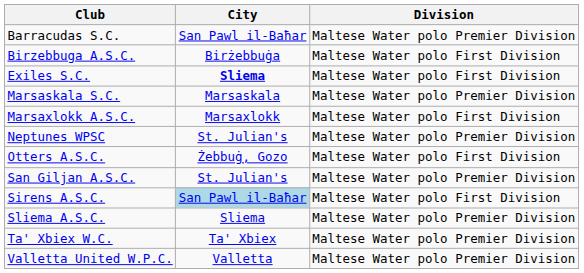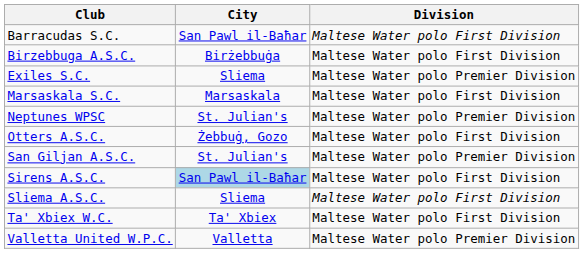(444, 35) Maltese Water polo Premier Division -> (436, 35) Maltese Water polo First Division
(243, 76) bold -> (243, 76) normal
(436, 76) Maltese Water polo First Division -> (444, 76) Maltese Water polo Premier Division
(444, 96) Maltese Water polo Premier Division -> (436, 96) Maltese Water polo First Division
- row: (71, 116)
(444, 218) Maltese Water polo Premier Division -> (436, 198) Maltese Water polo First Division
(444, 238) Maltese Water polo Premier Division -> (436, 218) Maltese Water polo First Division
